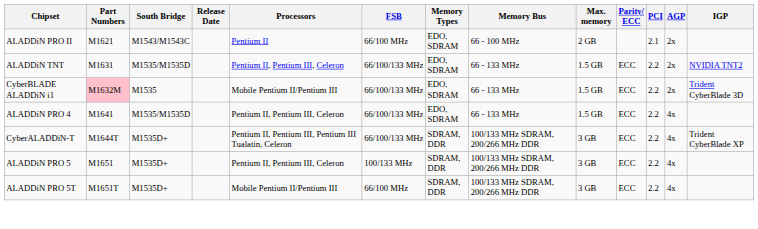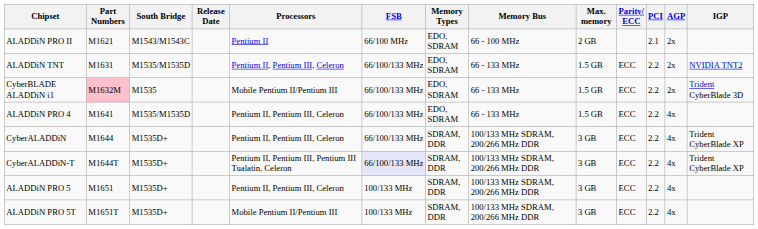+ row: (36, 139)
(394, 139) no background -> (394, 163) lavender background
(386, 188) 66/100 MHz -> (388, 212) 100/133 MHz
